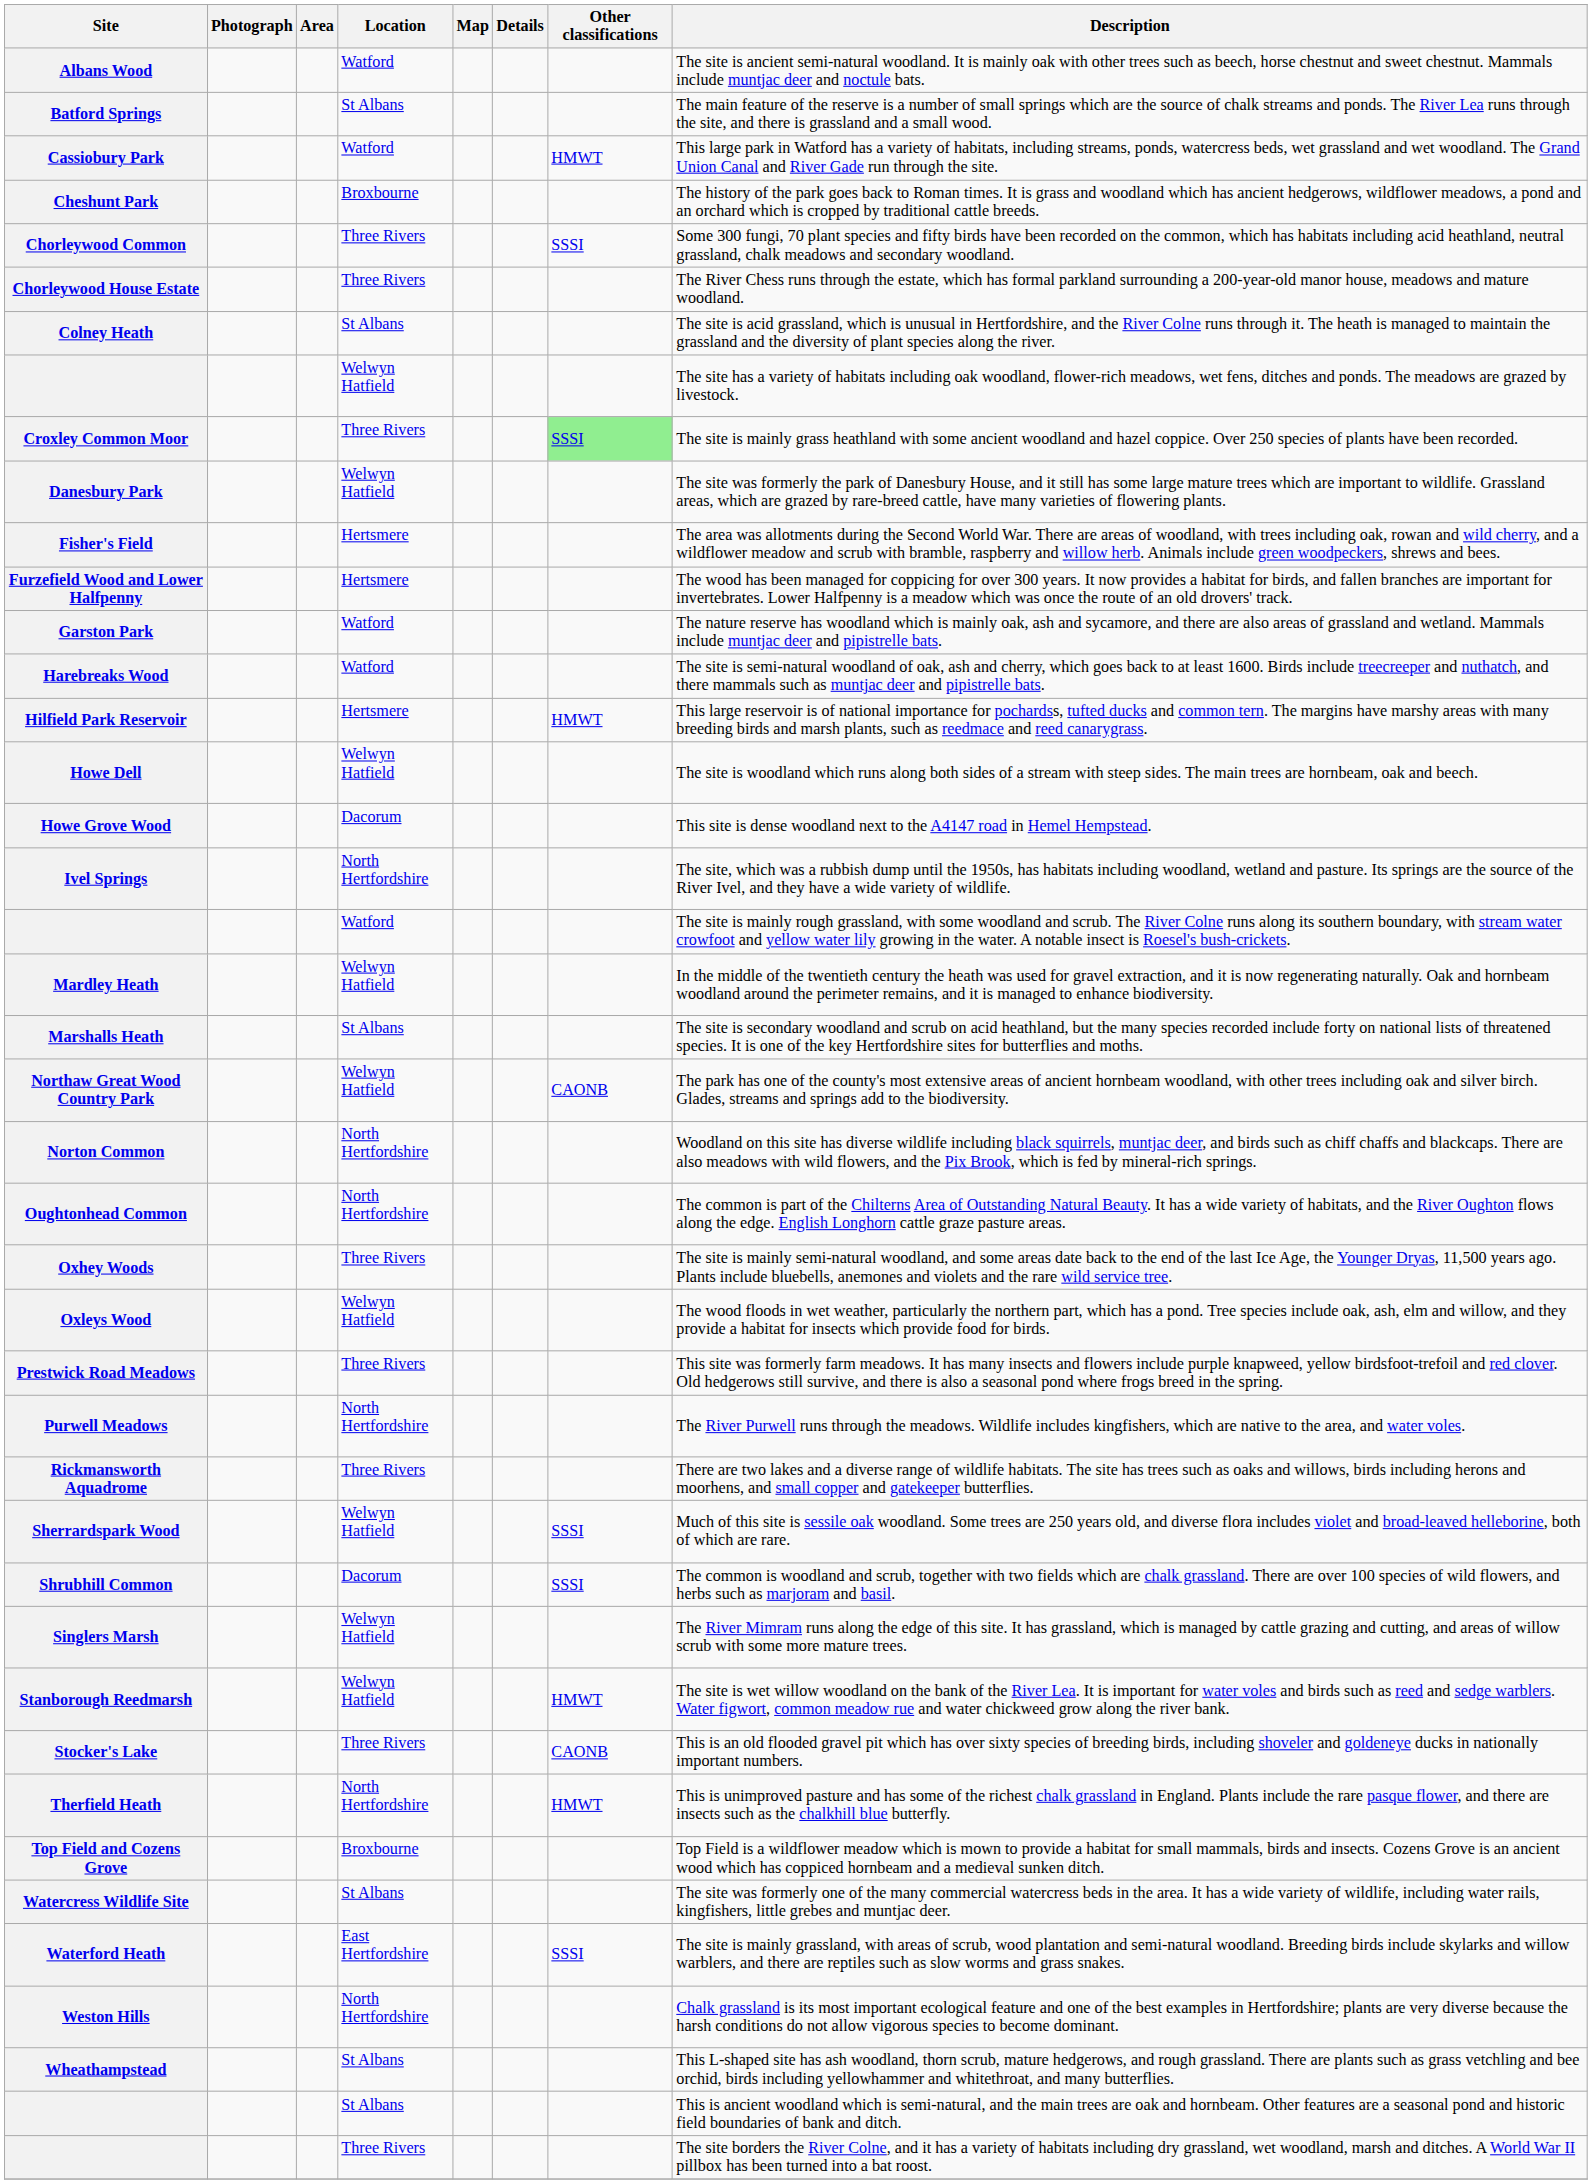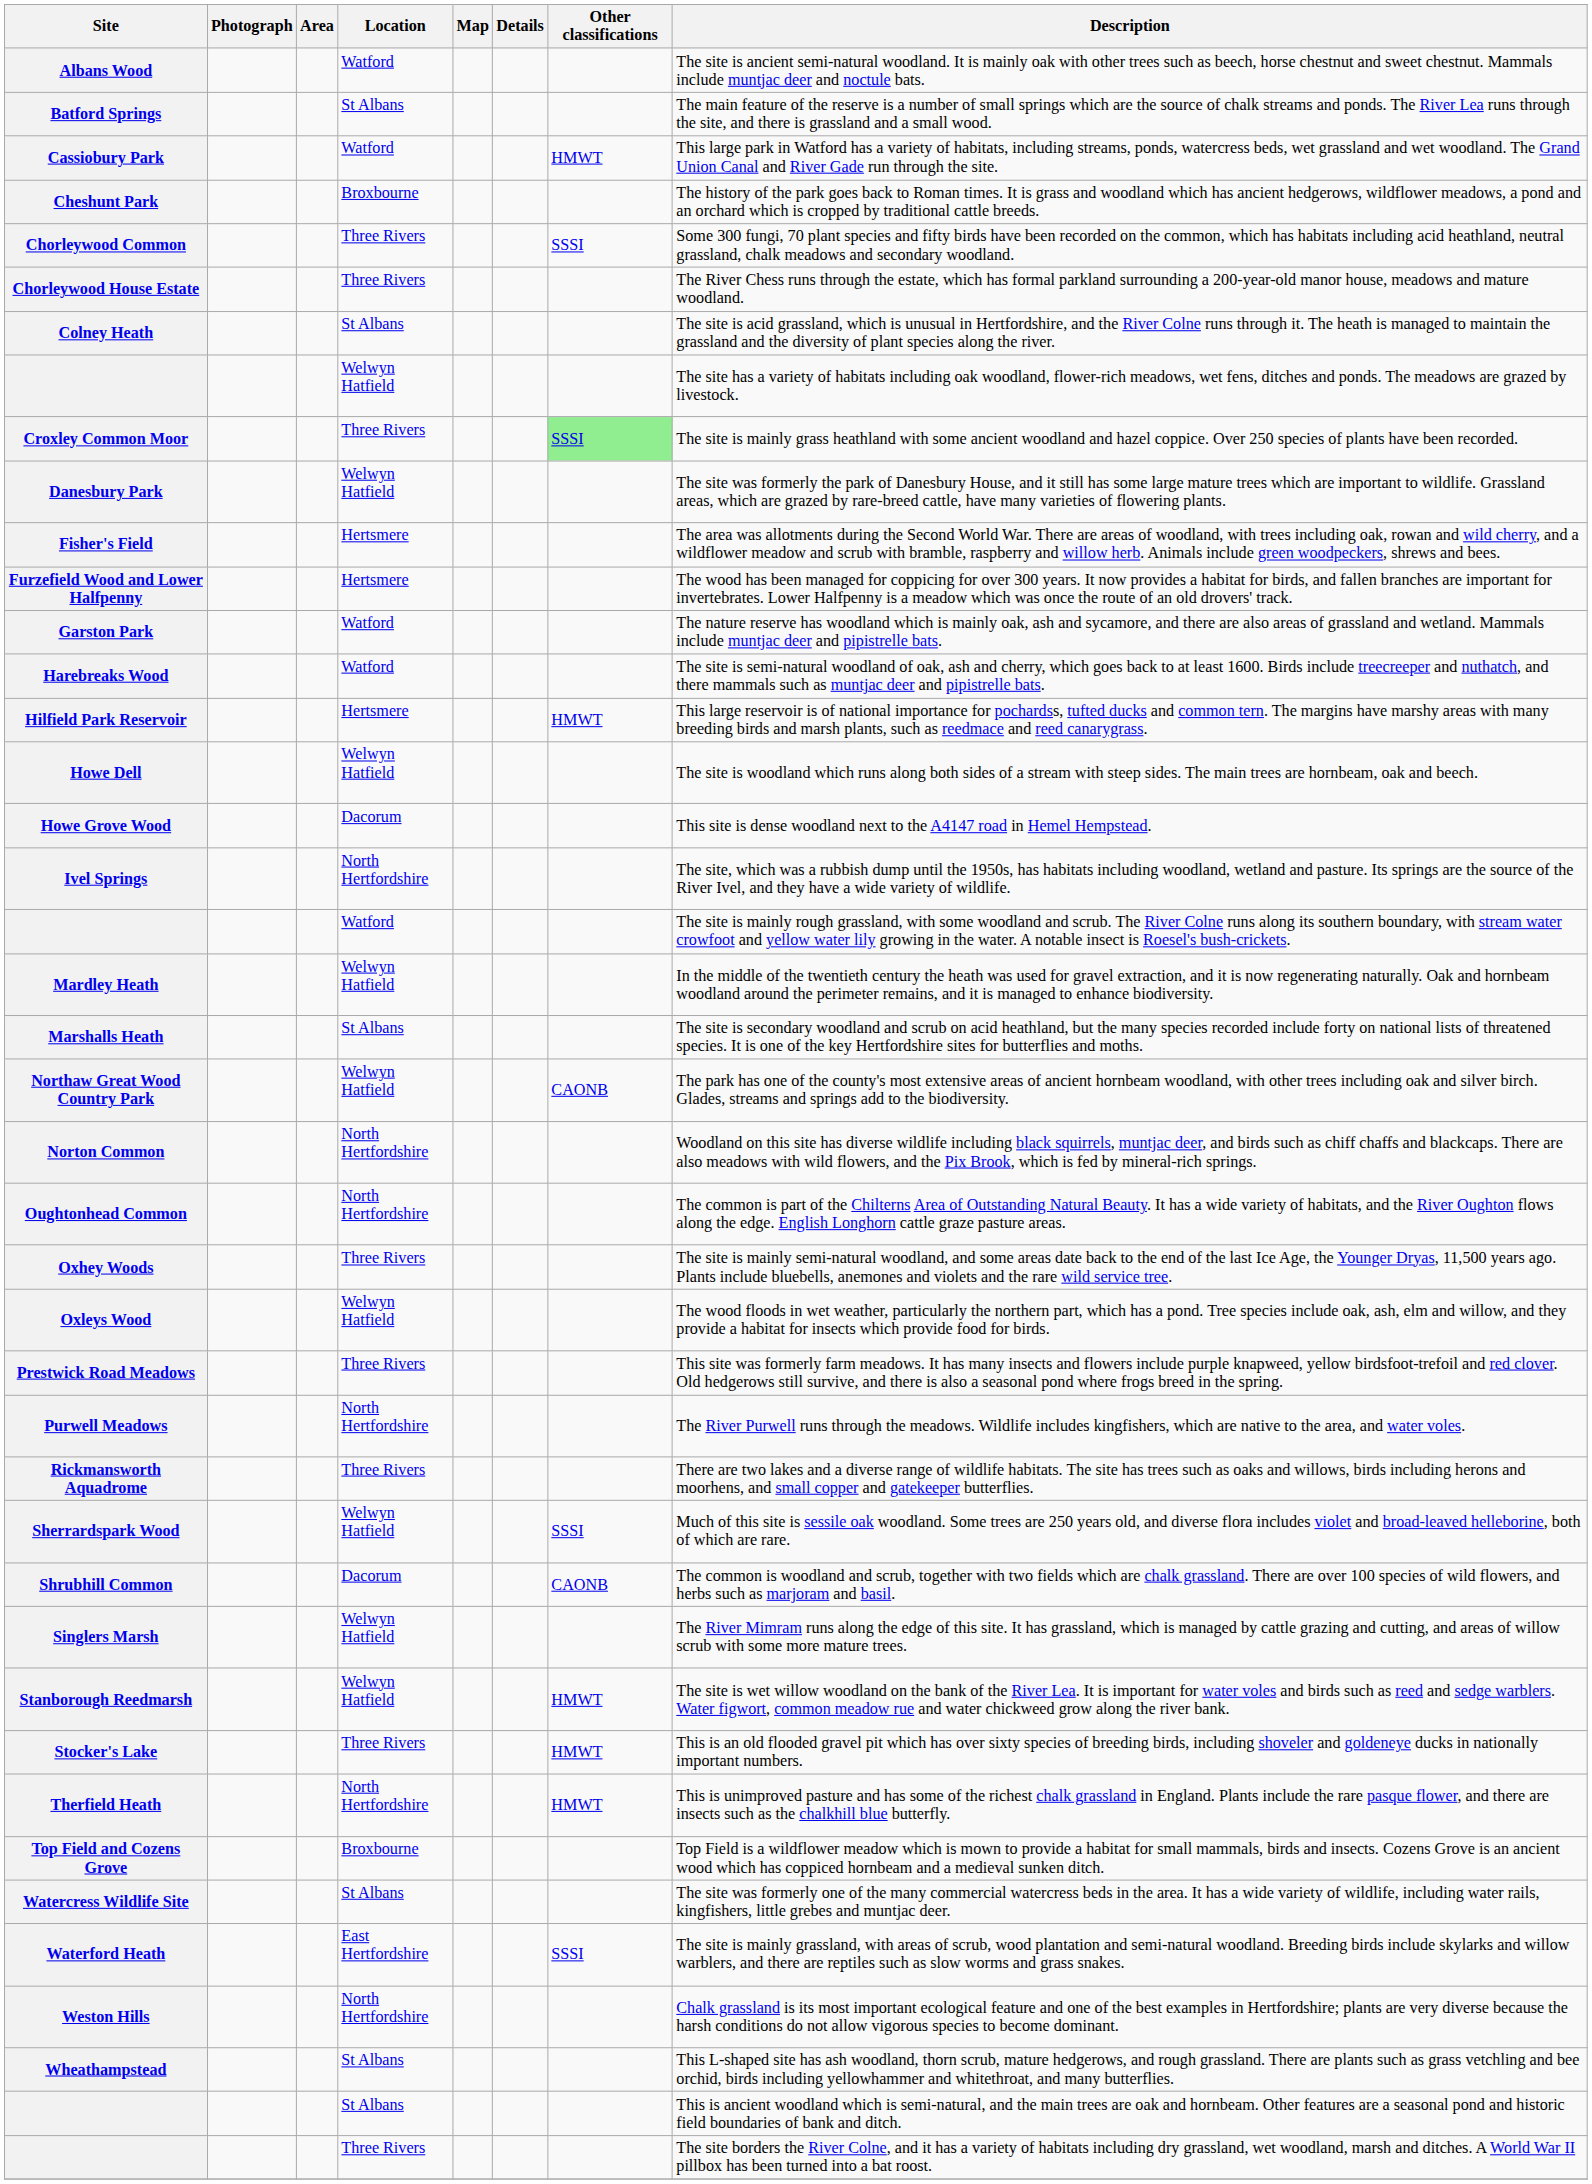(568, 1584) SSSI -> (580, 1584) CAONB
(580, 1752) CAONB -> (577, 1752) HMWT
